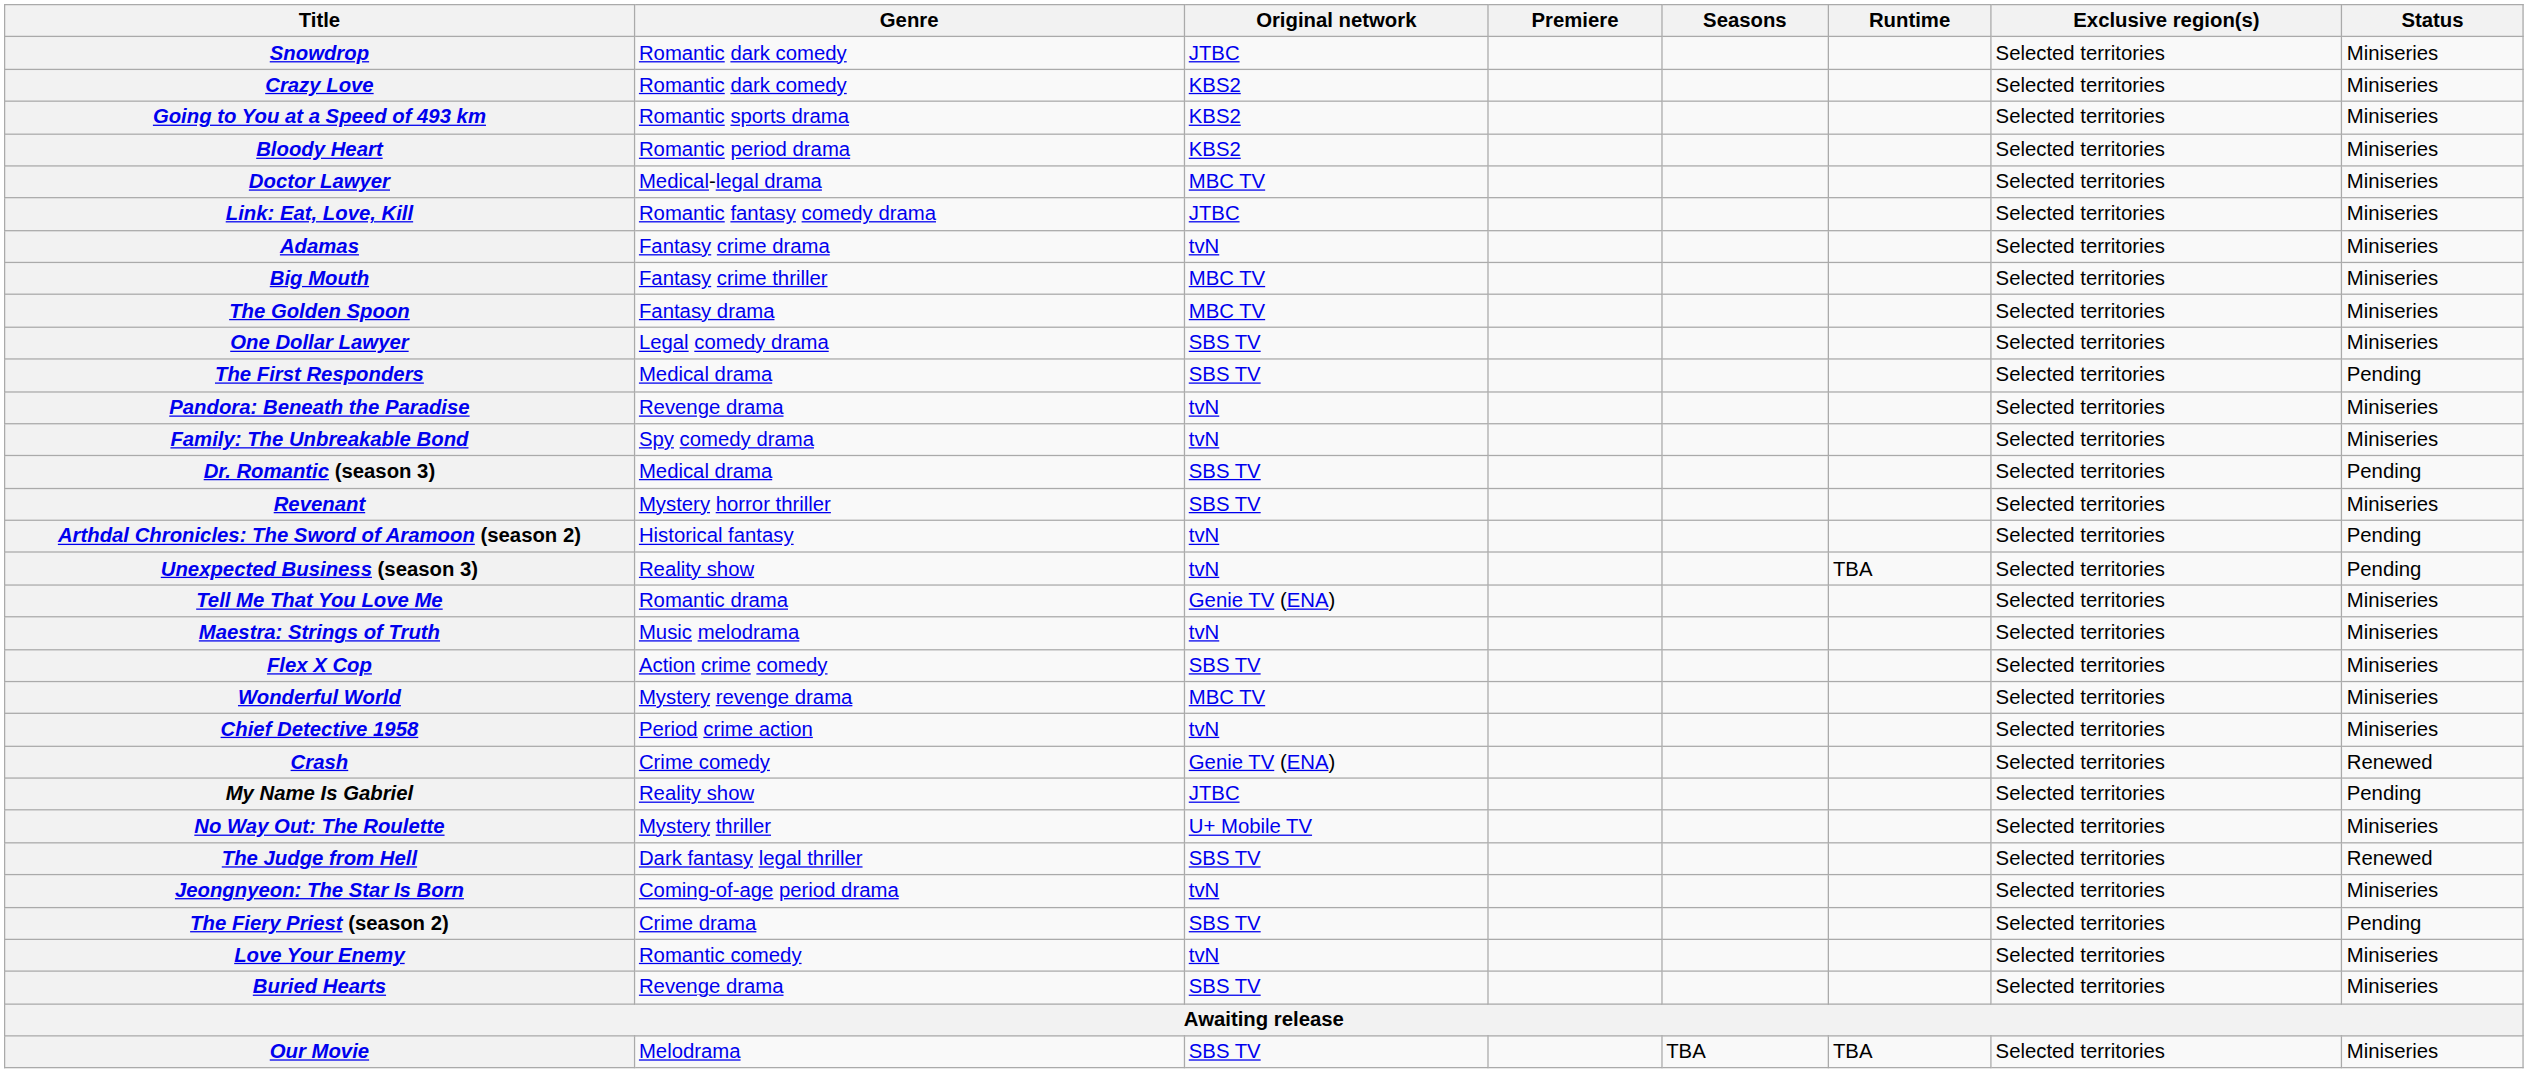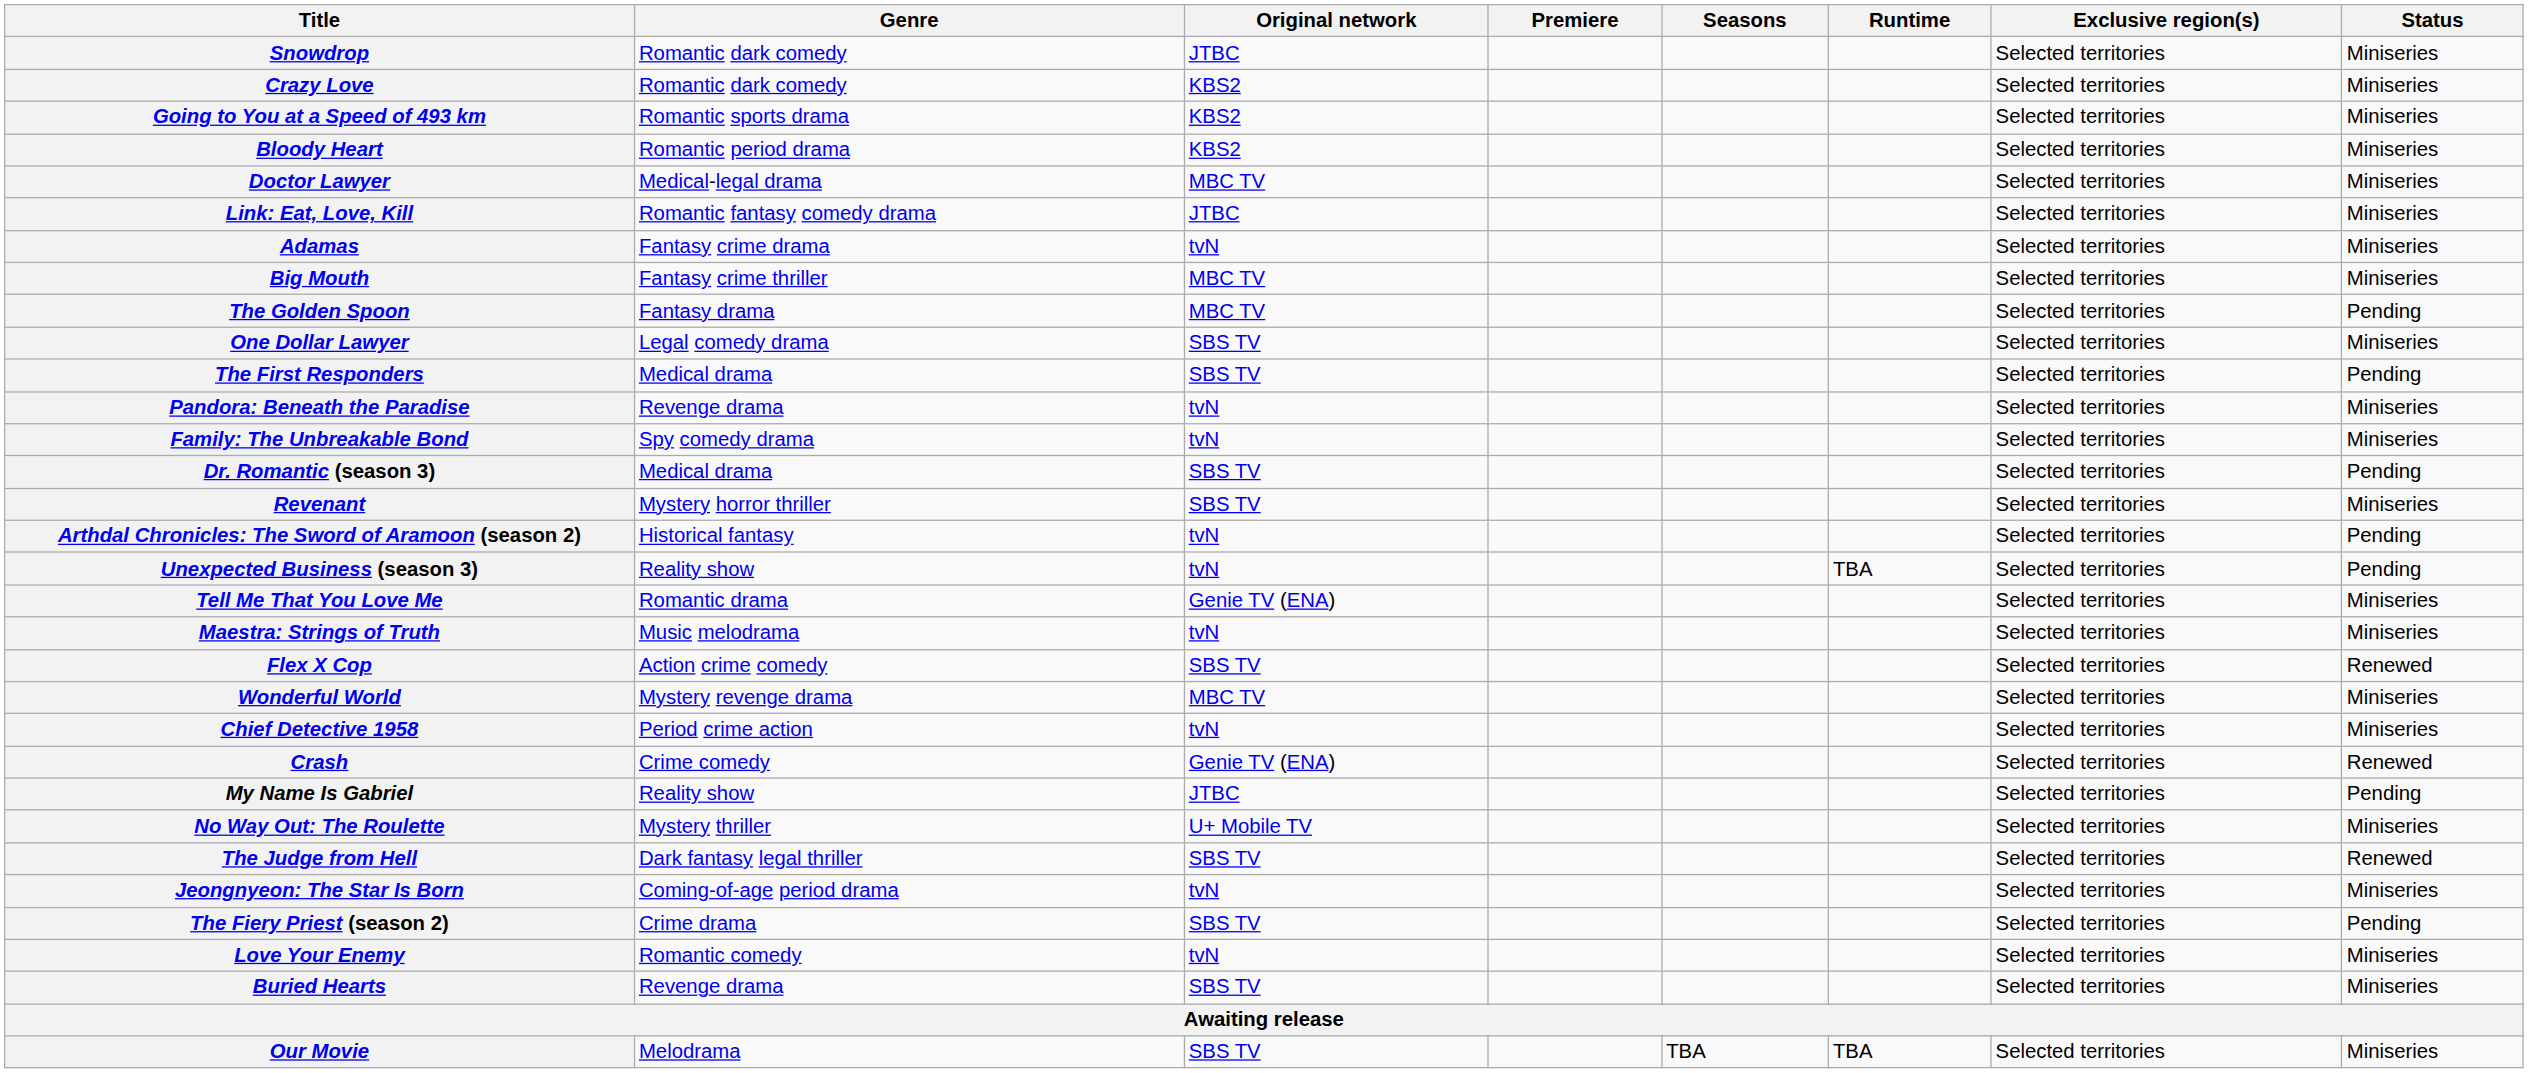(2392, 310) Miniseries -> (2384, 310) Pending
(2392, 665) Miniseries -> (2390, 665) Renewed
